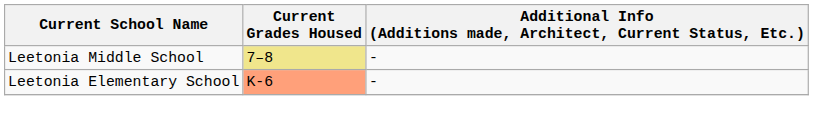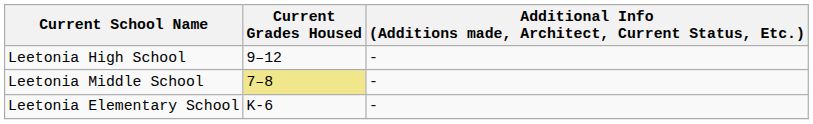+ row: (97, 58)
(260, 82) lightsalmon background -> (260, 106) no background
